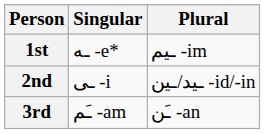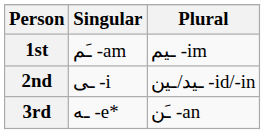(96, 50) ـه -e* -> (100, 50) ـَم -am
(100, 112) ـَم -am -> (96, 112) ـه -e*
